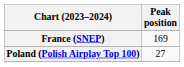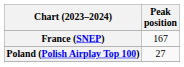(160, 38) 169 -> (160, 38) 167
